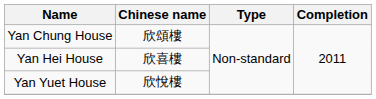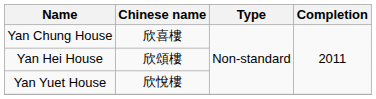(162, 36) 欣頌樓 -> (162, 36) 欣喜樓
(162, 59) 欣喜樓 -> (162, 59) 欣頌樓
